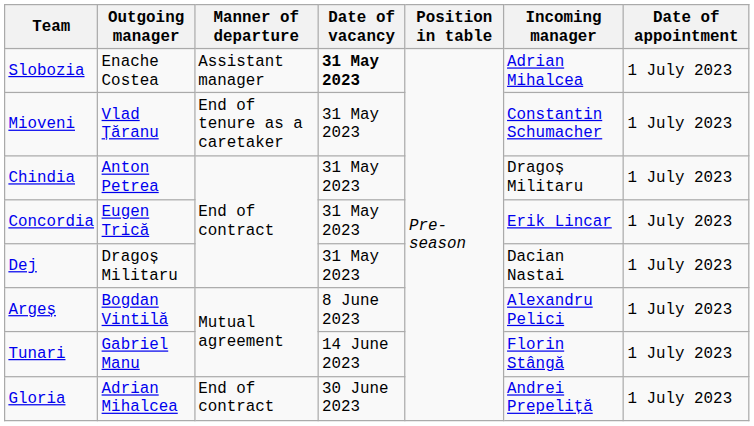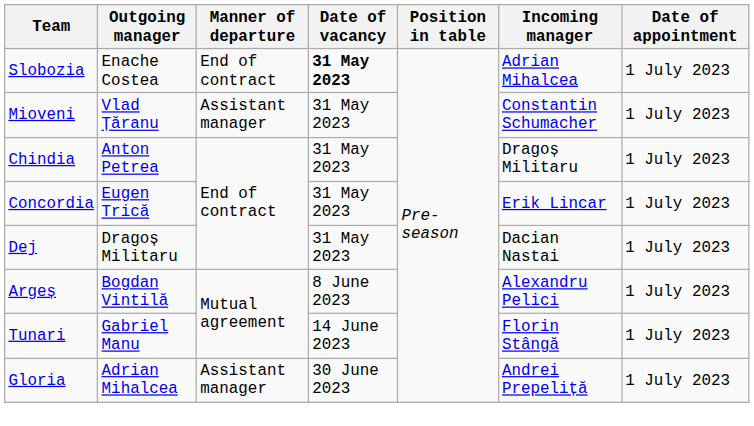(241, 71) Assistant manager -> (238, 71) End of contract
(251, 124) End of tenure as a caretaker -> (243, 115) Assistant manager
(236, 398) End of contract -> (243, 380) Assistant manager
